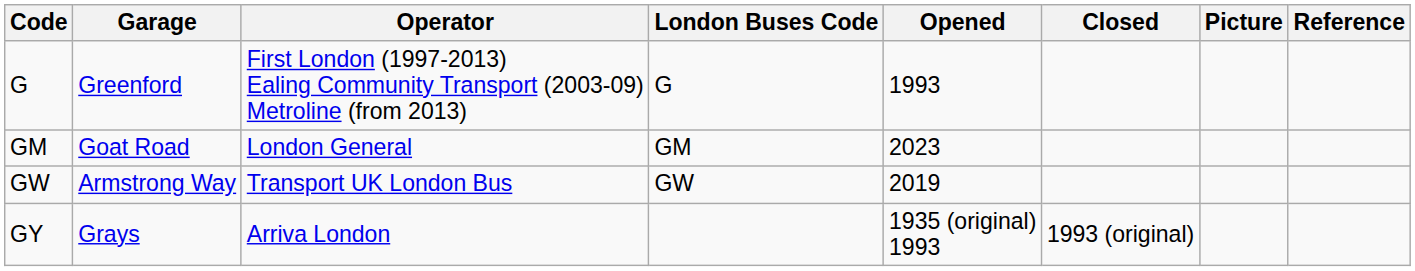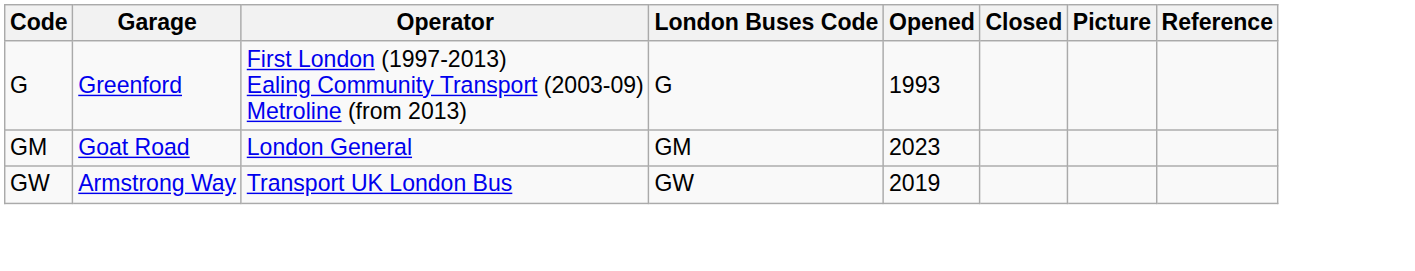- row: (27, 233)
